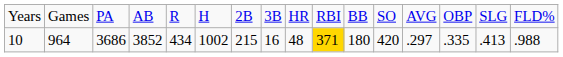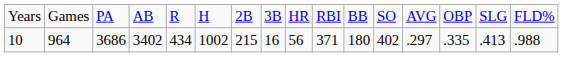(148, 39) 3852 -> (148, 39) 3402
(296, 39) 48 -> (296, 39) 56
(327, 39) gold background -> (327, 39) no background
(388, 39) 420 -> (388, 39) 402
